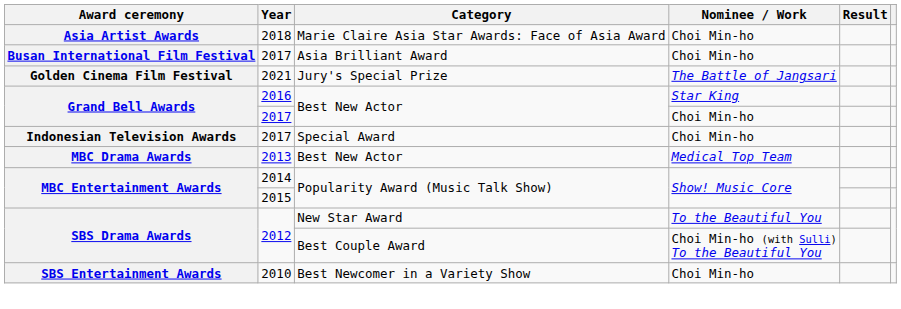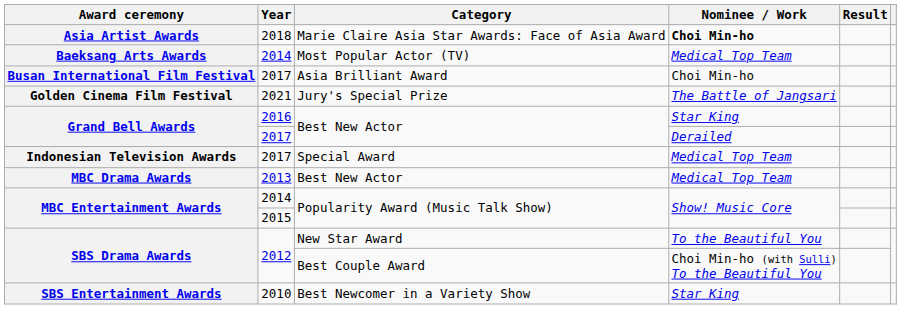(713, 35) normal -> (713, 35) bold
+ row: (131, 55)
(713, 116) Choi Min-ho -> (702, 137) Derailed
(713, 137) Choi Min-ho -> (732, 157) Medical Top Team
(713, 273) Choi Min-ho -> (705, 293) Star King
